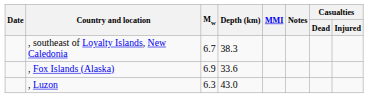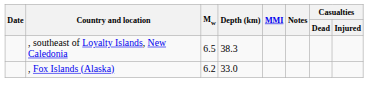(209, 48) 6.7 -> (209, 48) 6.5
(209, 69) 6.9 -> (209, 69) 6.2
(229, 69) 33.6 -> (229, 69) 33.0
- row: (43, 85)
